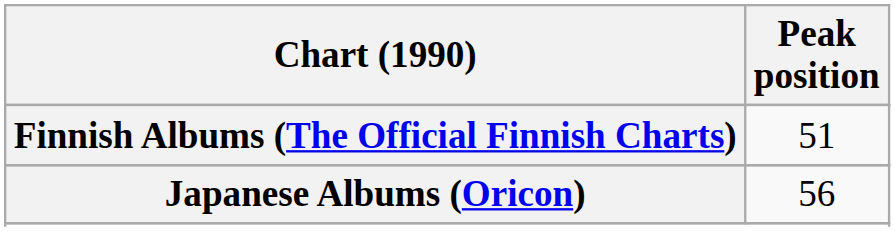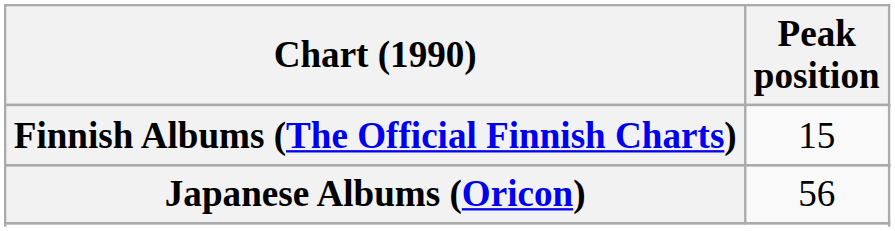(817, 134) 51 -> (817, 134) 15
